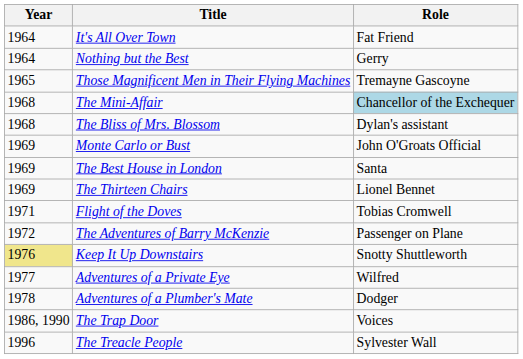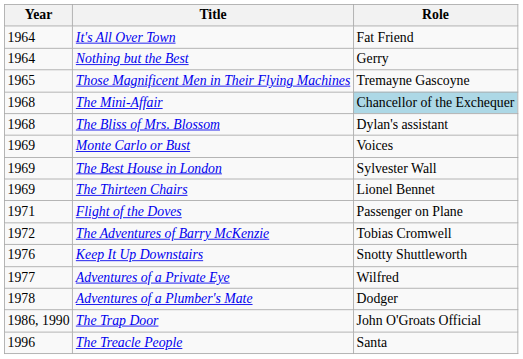(419, 146) John O'Groats Official -> (375, 146) Voices
(372, 168) Santa -> (397, 168) Sylvester Wall
(404, 211) Tobias Cromwell -> (410, 211) Passenger on Plane
(410, 233) Passenger on Plane -> (404, 233) Tobias Cromwell
(21, 255) khaki background -> (21, 255) no background
(375, 320) Voices -> (419, 320) John O'Groats Official
(397, 342) Sylvester Wall -> (372, 342) Santa
